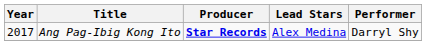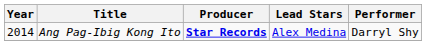(21, 32) 2017 -> (21, 32) 2014
